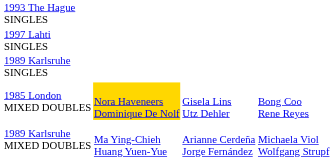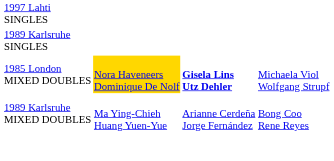- row: (40, 13)
(207, 107) normal -> (208, 80) bold
(283, 107) Bong Coo Rene Reyes -> (294, 80) Michaela Viol Wolfgang Strupf
(294, 146) Michaela Viol Wolfgang Strupf -> (283, 119) Bong Coo Rene Reyes
